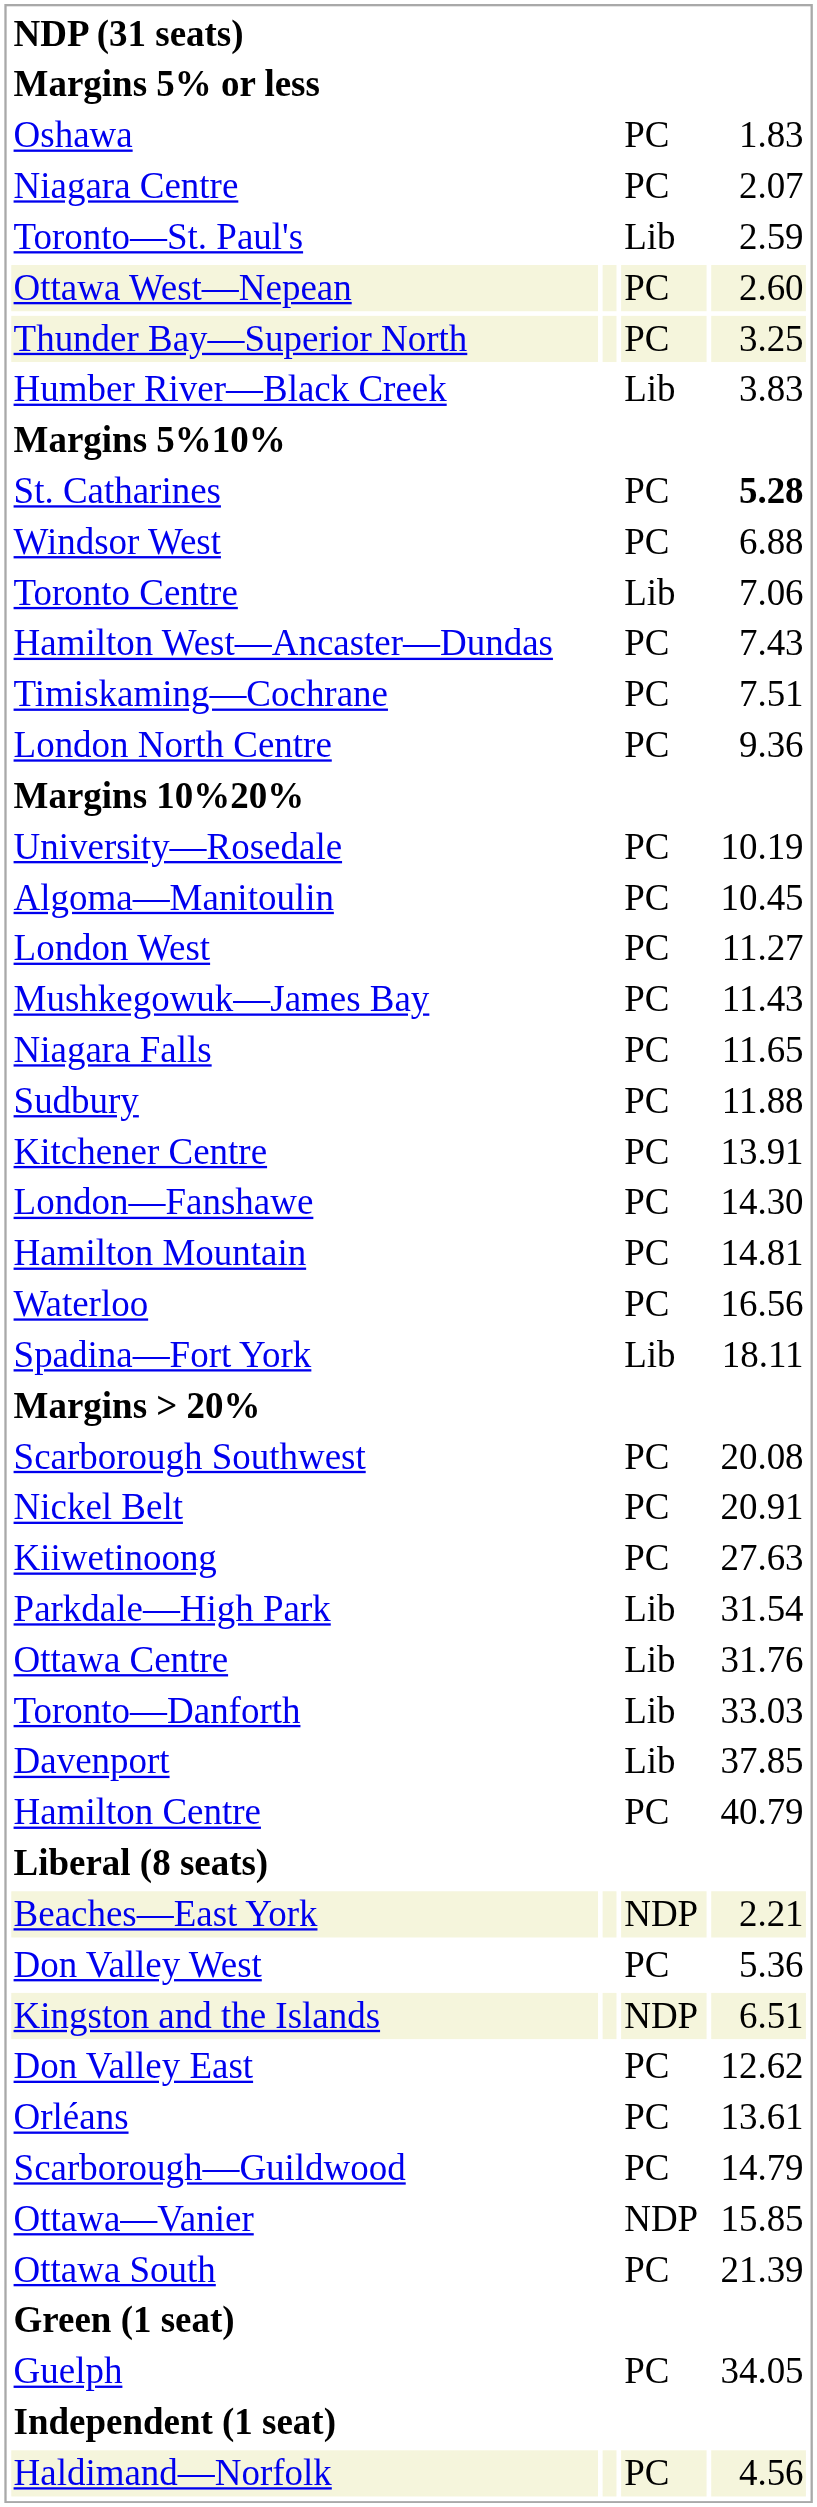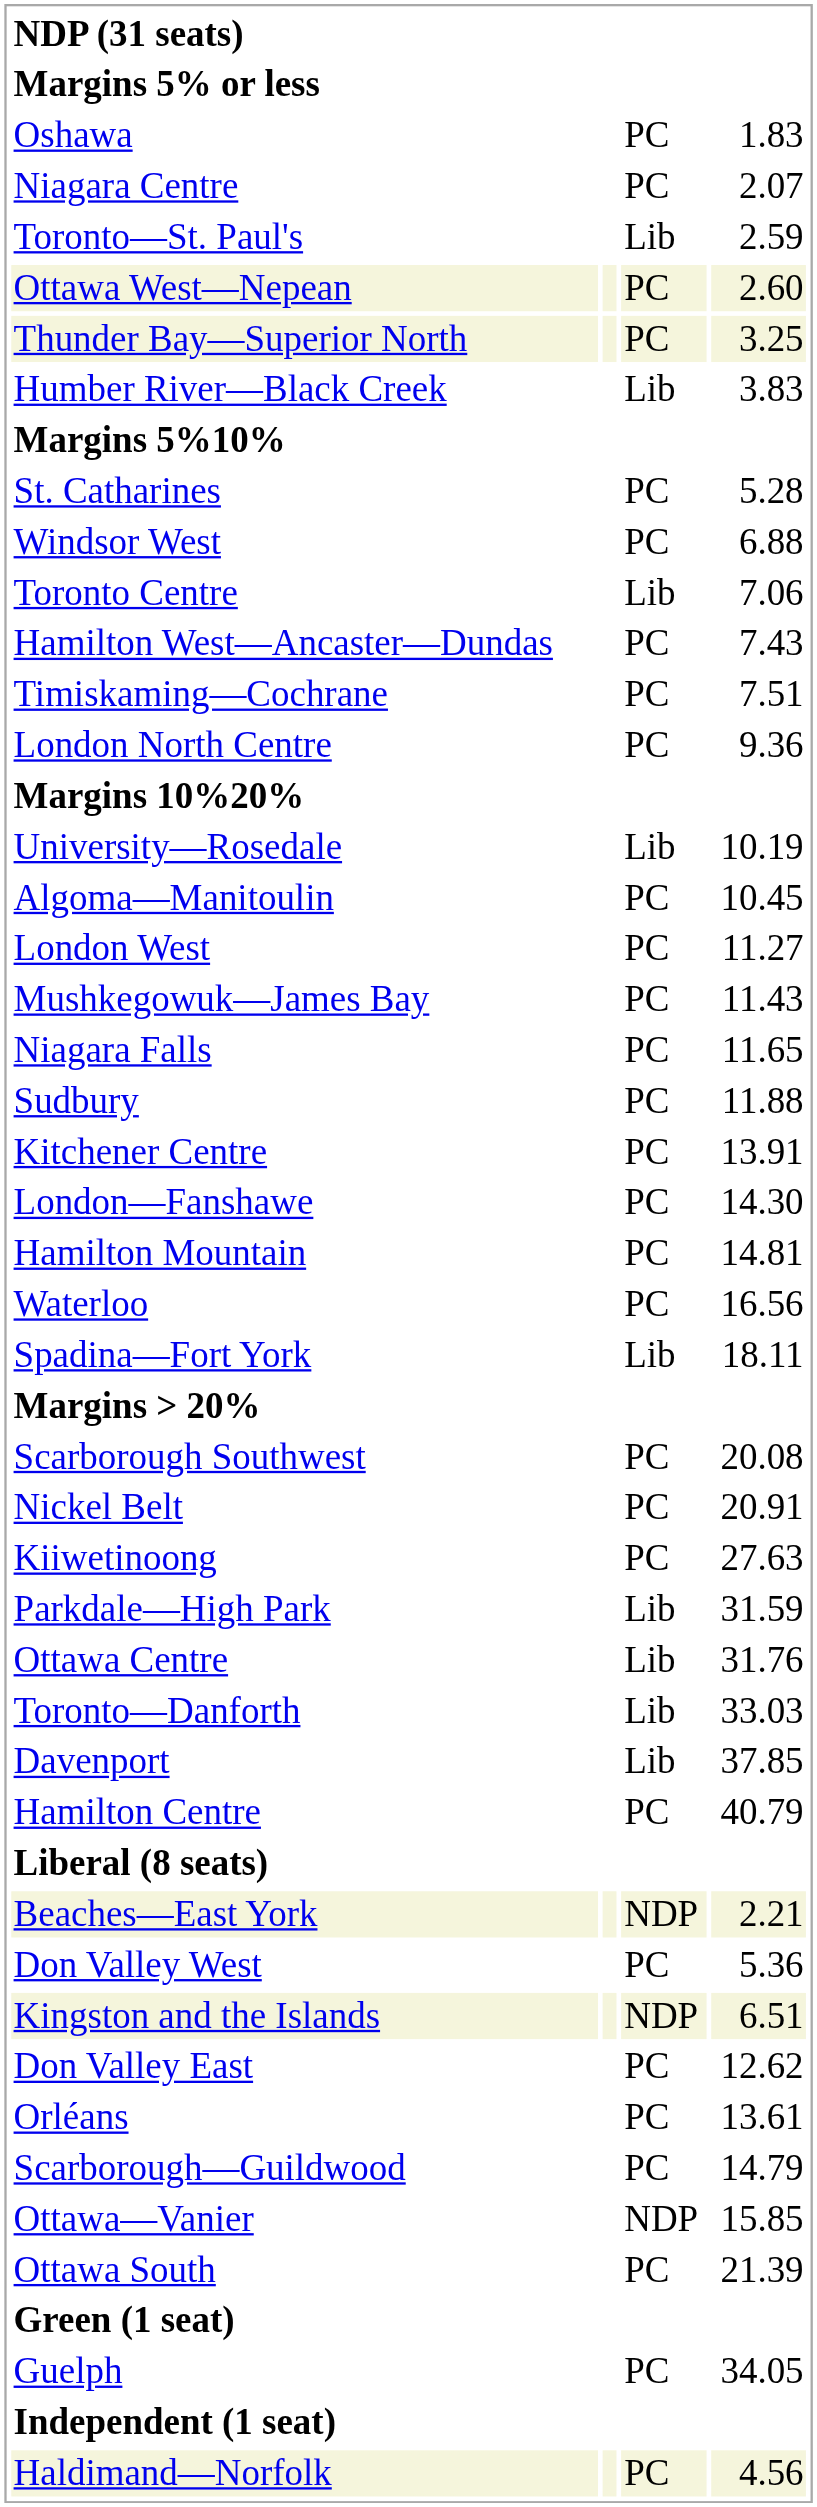(771, 490) bold -> (771, 490) normal
(647, 846) PC -> (650, 846) Lib
(762, 1608) 31.54 -> (762, 1608) 31.59
